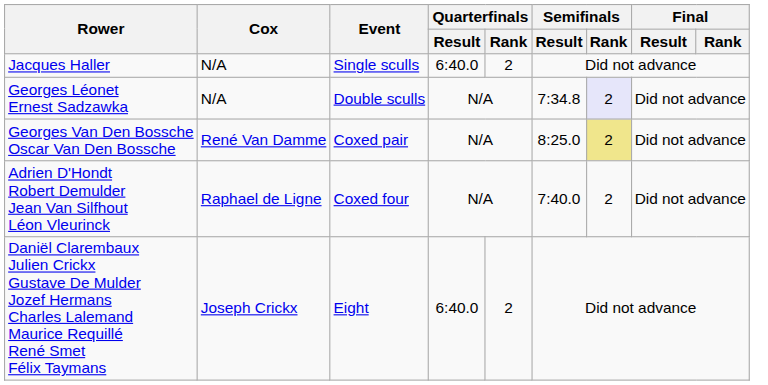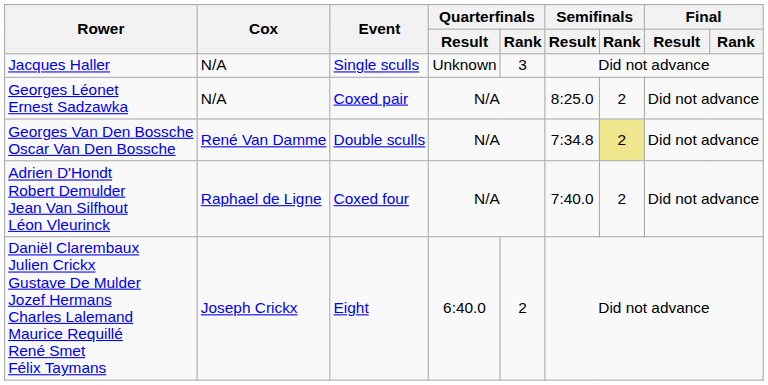(457, 66) 6:40.0 -> (464, 66) Unknown
(509, 66) 2 -> (523, 66) 3
(379, 99) Double sculls -> (371, 99) Coxed pair
(559, 99) 7:34.8 -> (572, 99) 8:25.0
(609, 99) lavender background -> (622, 99) no background
(371, 140) Coxed pair -> (379, 140) Double sculls
(559, 140) 8:25.0 -> (572, 140) 7:34.8
